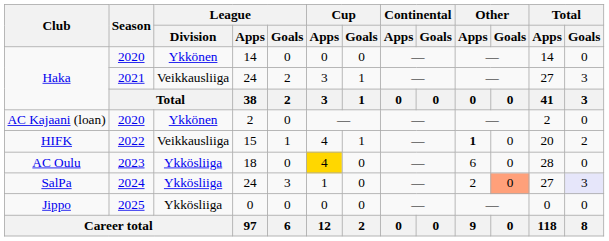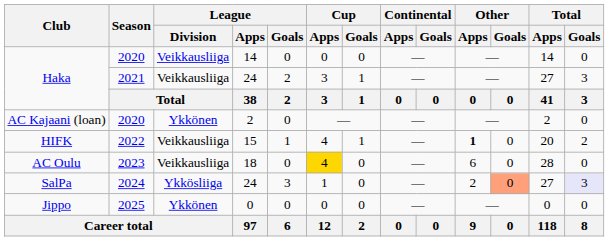(193, 57) Ykkönen -> (193, 57) Veikkausliiga
(193, 162) Ykkösliiga -> (193, 162) Veikkausliiga
(193, 204) Ykkösliiga -> (193, 204) Ykkönen
